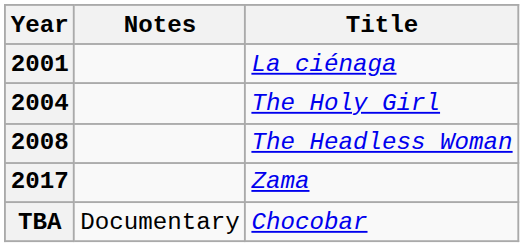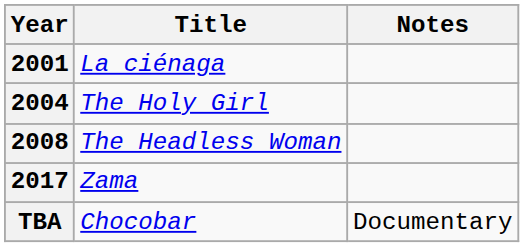columns swapped: (382, 25) <-> (160, 25)
